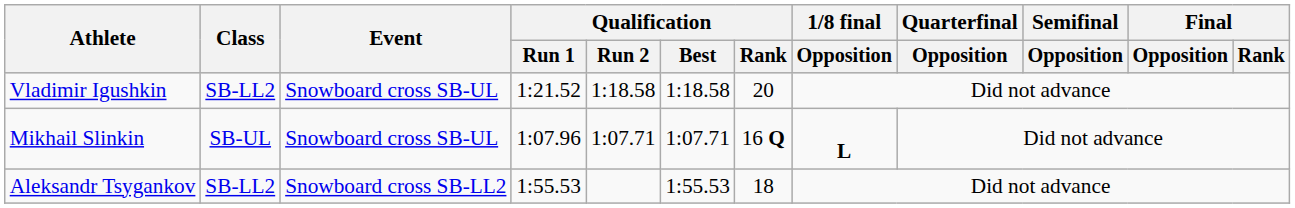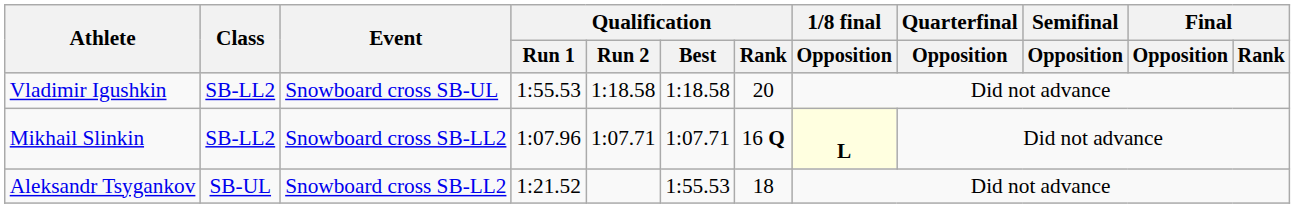(549, 90) 1:21.52 -> (549, 90) 1:55.53
(240, 138) SB-UL -> (240, 138) SB-LL2
(392, 138) Snowboard cross SB-UL -> (396, 138) Snowboard cross SB-LL2
(844, 151) no background -> (844, 151) lightyellow background
(240, 186) SB-LL2 -> (240, 186) SB-UL
(549, 186) 1:55.53 -> (549, 186) 1:21.52
